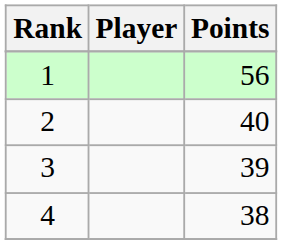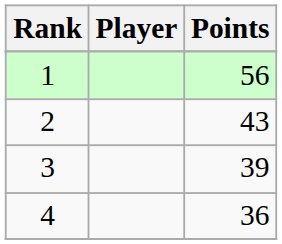(255, 121) 40 -> (255, 121) 43
(255, 215) 38 -> (255, 215) 36
